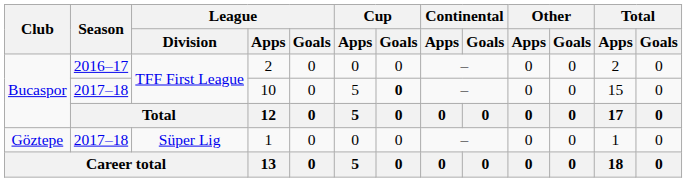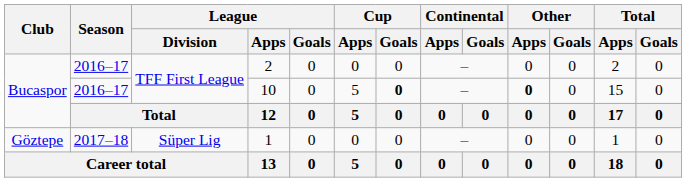(101, 90) 2017–18 -> (101, 90) 2016–17
(529, 90) normal -> (529, 90) bold
